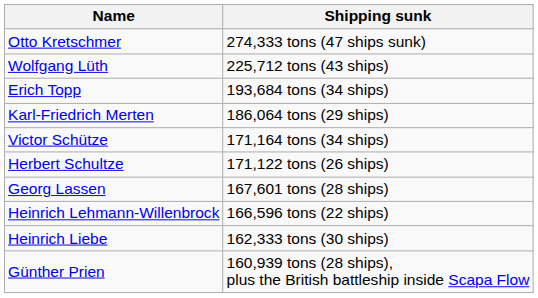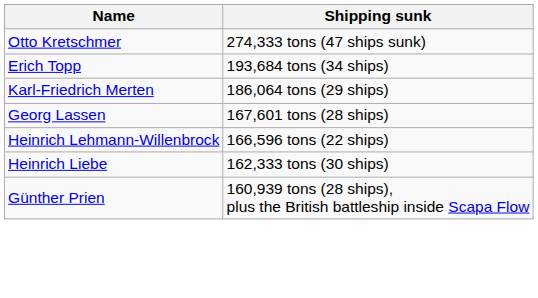- row: (58, 66)
- row: (58, 139)
- row: (66, 164)
